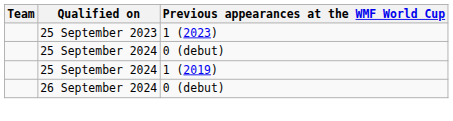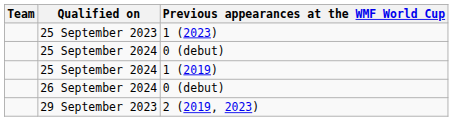+ row: (99, 107)
